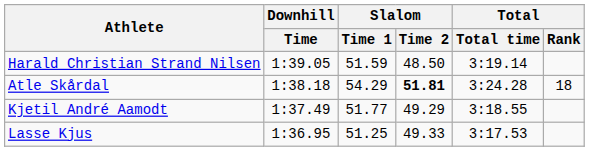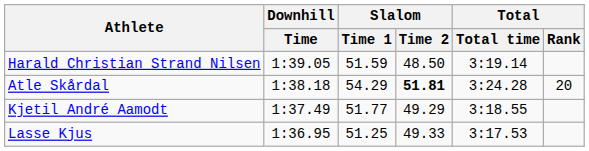(564, 87) 18 -> (564, 87) 20
